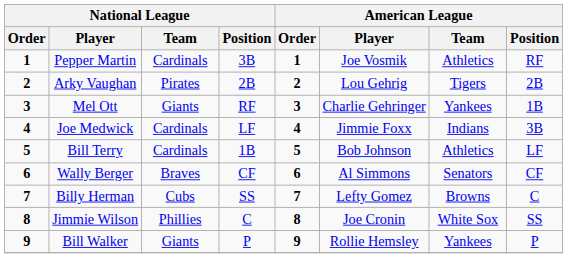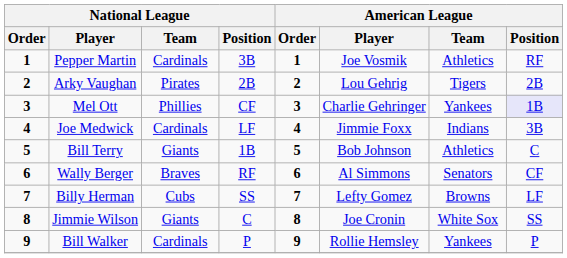(180, 106) Giants -> (180, 106) Phillies
(247, 106) RF -> (247, 106) CF
(535, 106) no background -> (535, 106) lavender background
(180, 151) Cardinals -> (180, 151) Giants
(535, 151) LF -> (535, 151) C
(247, 173) CF -> (247, 173) RF
(535, 196) C -> (535, 196) LF
(180, 219) Phillies -> (180, 219) Giants
(180, 241) Giants -> (180, 241) Cardinals
